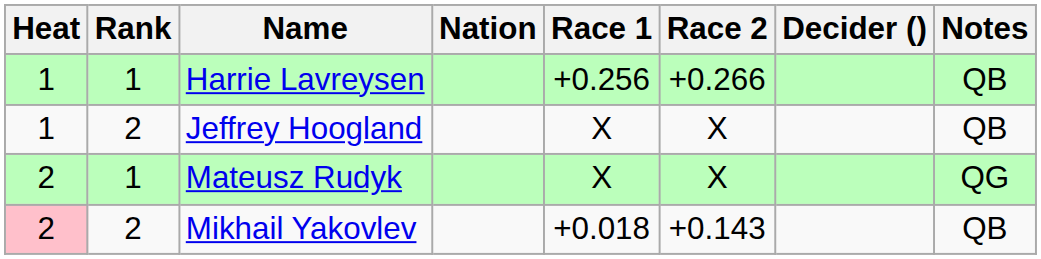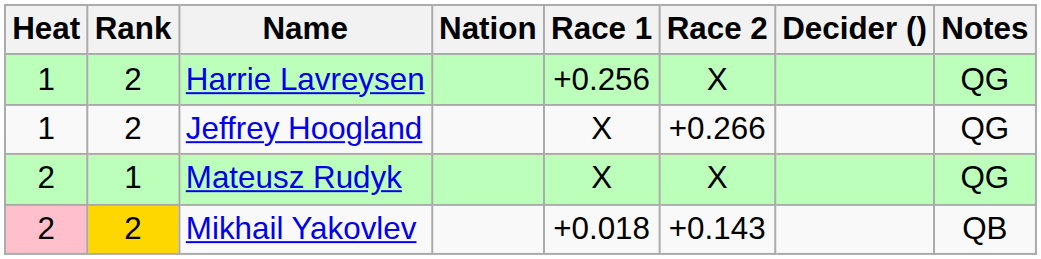(133, 79) 1 -> (133, 79) 2
(717, 79) +0.266 -> (717, 79) X
(985, 79) QB -> (985, 79) QG
(717, 128) X -> (717, 128) +0.266
(985, 128) QB -> (985, 128) QG
(133, 228) no background -> (133, 228) gold background
